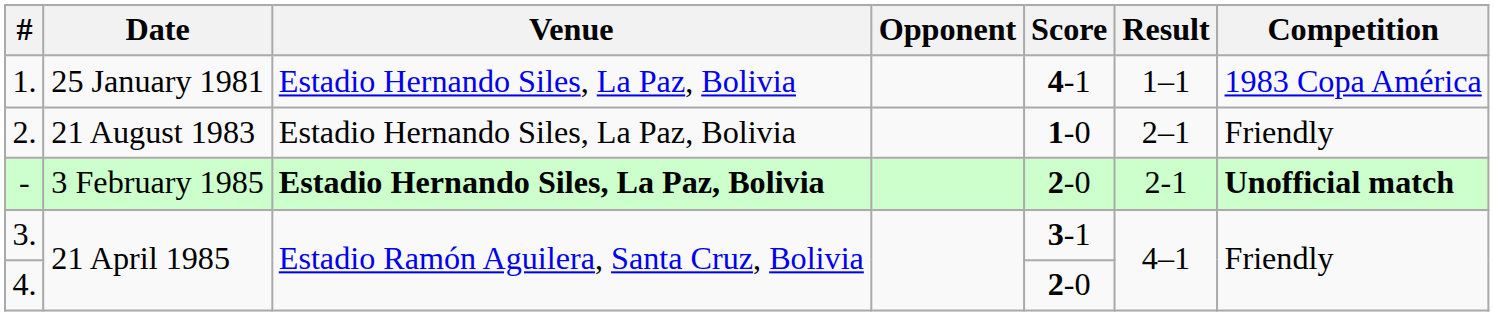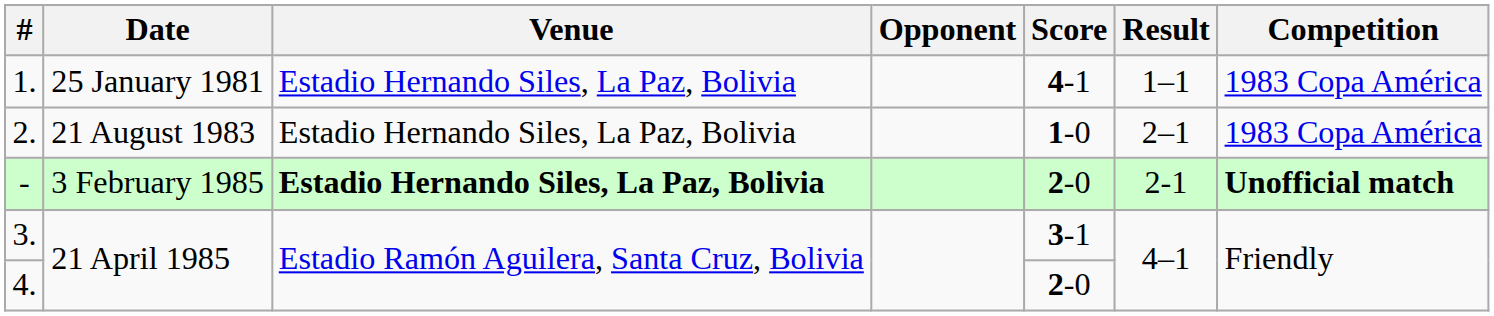(1279, 132) Friendly -> (1353, 132) 1983 Copa América
